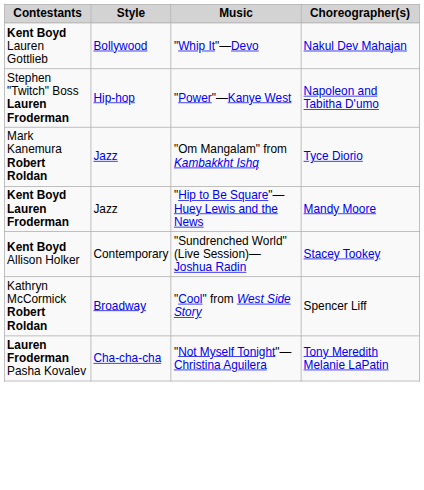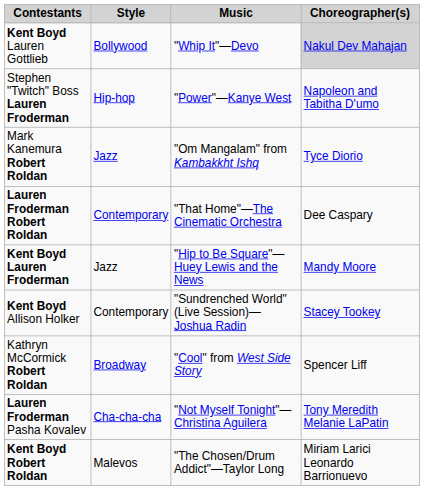(355, 45) no background -> (355, 45) lightgrey background
+ row: (38, 215)
+ row: (37, 462)
